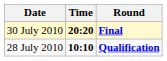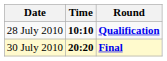rows swapped: (35, 47) <-> (35, 30)
